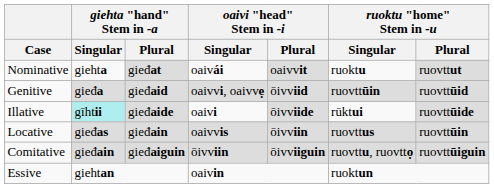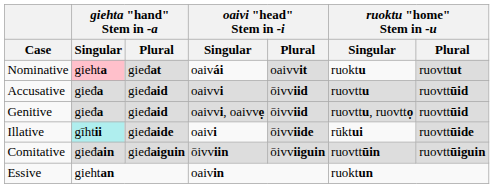(91, 70) no background -> (91, 70) pink background
+ row: (36, 91)
(356, 91) ruovttūin -> (372, 111) ruovttu, ruovttọ
- row: (30, 132)
(372, 152) ruovttu, ruovttọ -> (356, 152) ruovttūin
